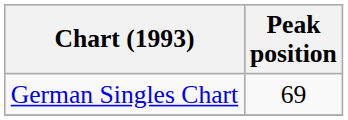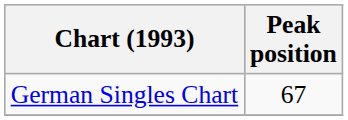(293, 94) 69 -> (293, 94) 67
